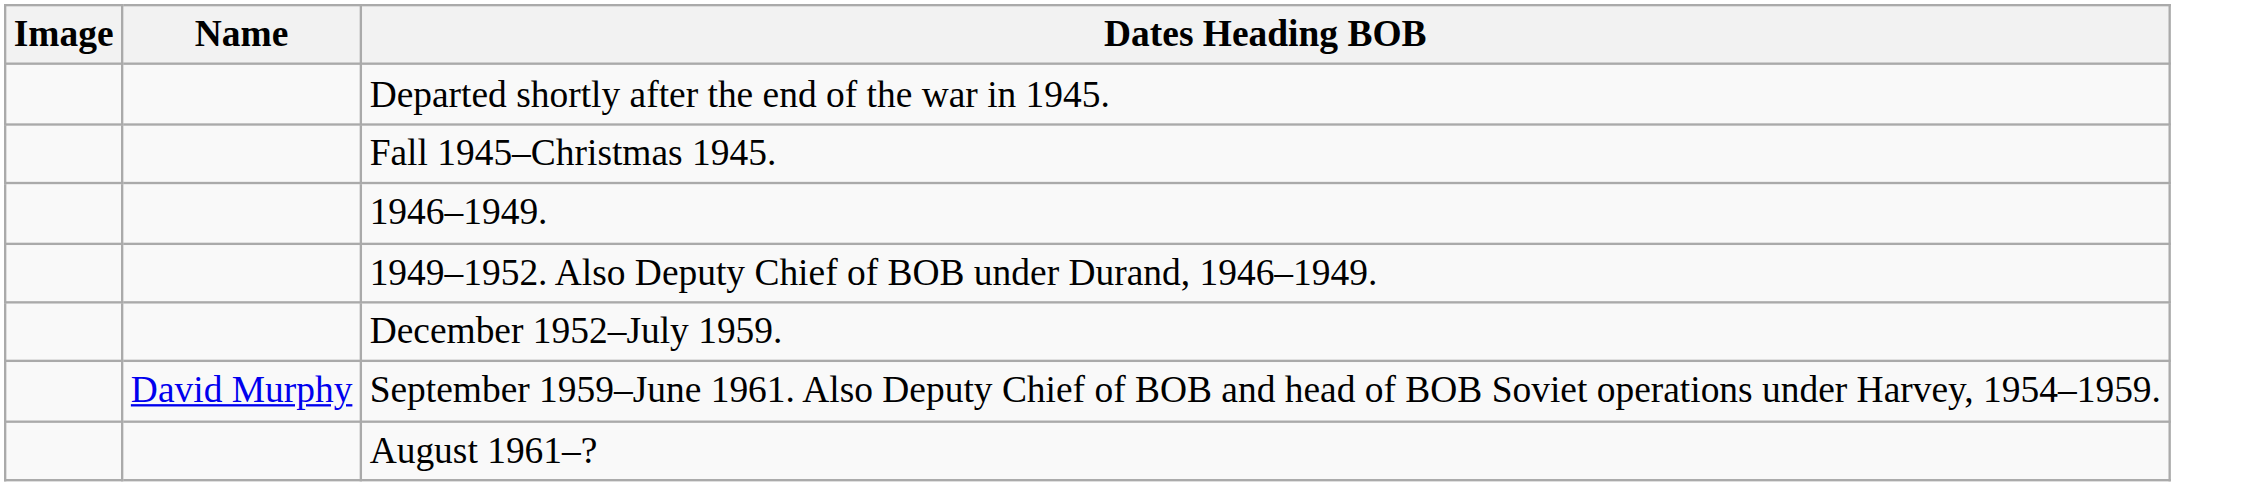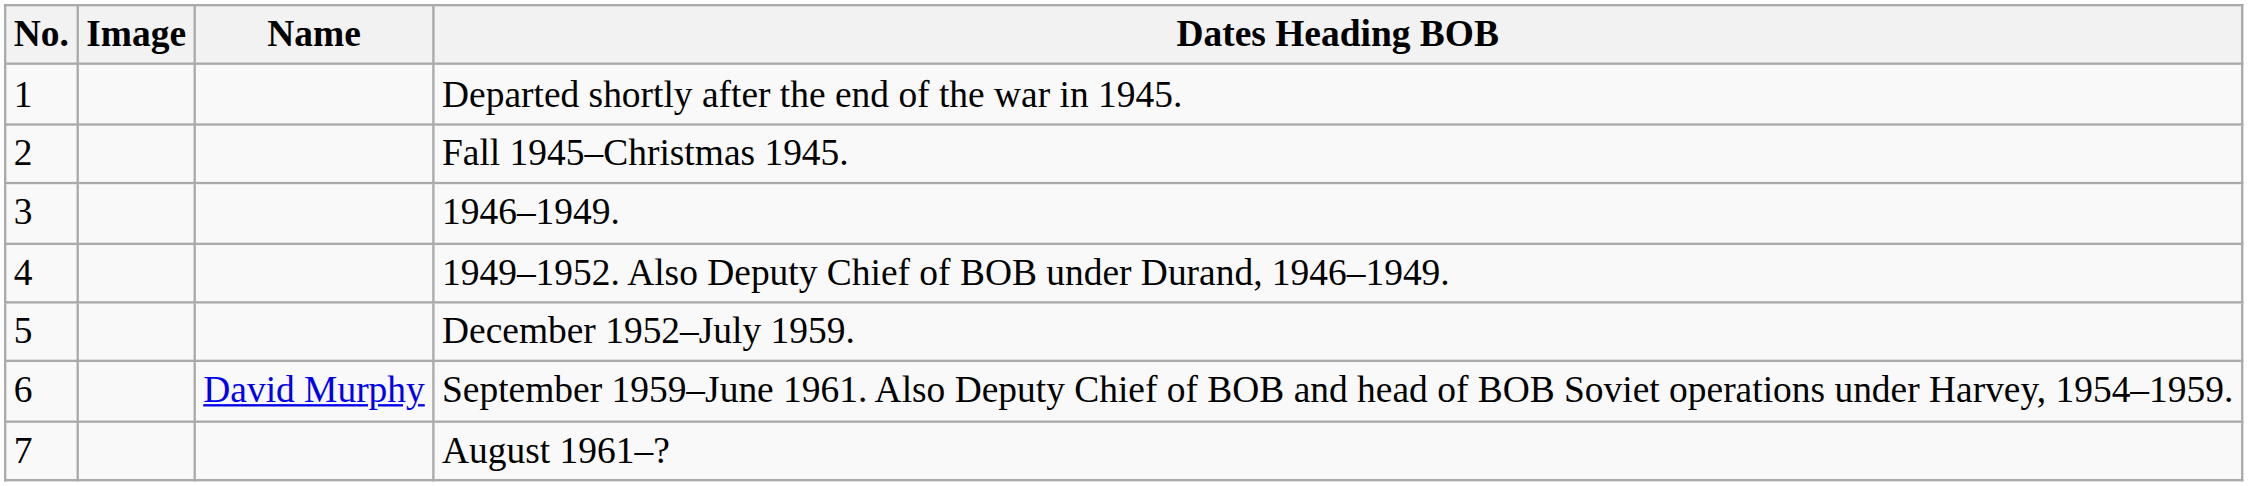+ column: (41, 34)
